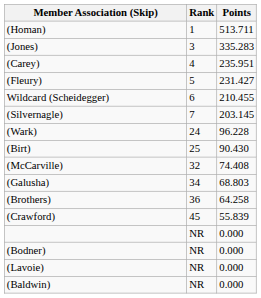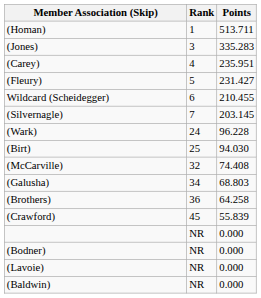(234, 149) 90.430 -> (234, 149) 94.030
